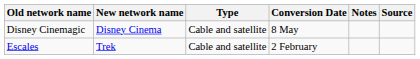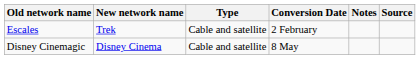rows swapped: (23, 46) <-> (46, 29)
